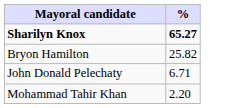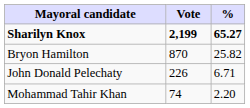+ column: (189, 14)
